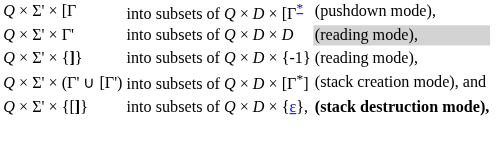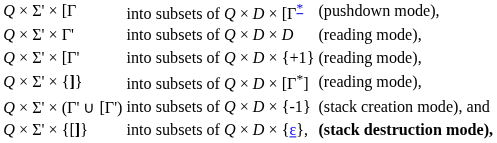(366, 35) lightgrey background -> (370, 35) no background
+ row: (41, 57)
(219, 57) into subsets of Q × D × {-1} -> (218, 82) into subsets of Q × D × [Γ*]
(218, 82) into subsets of Q × D × [Γ*] -> (219, 107) into subsets of Q × D × {-1}
